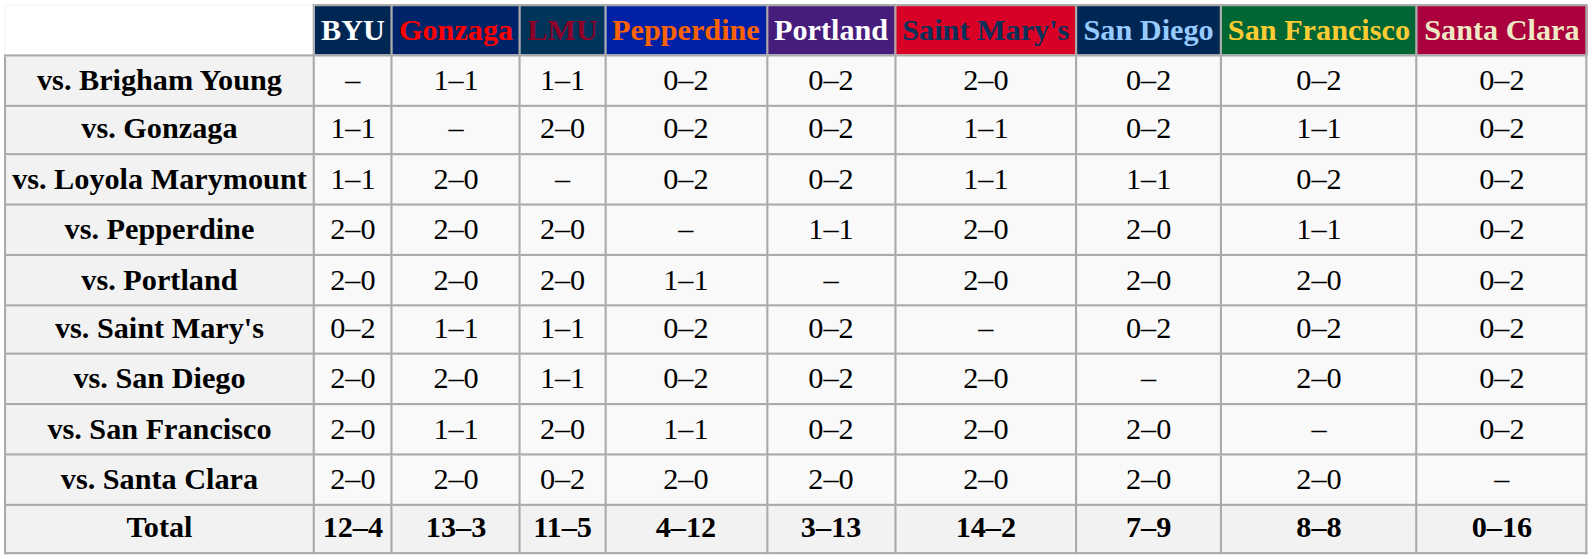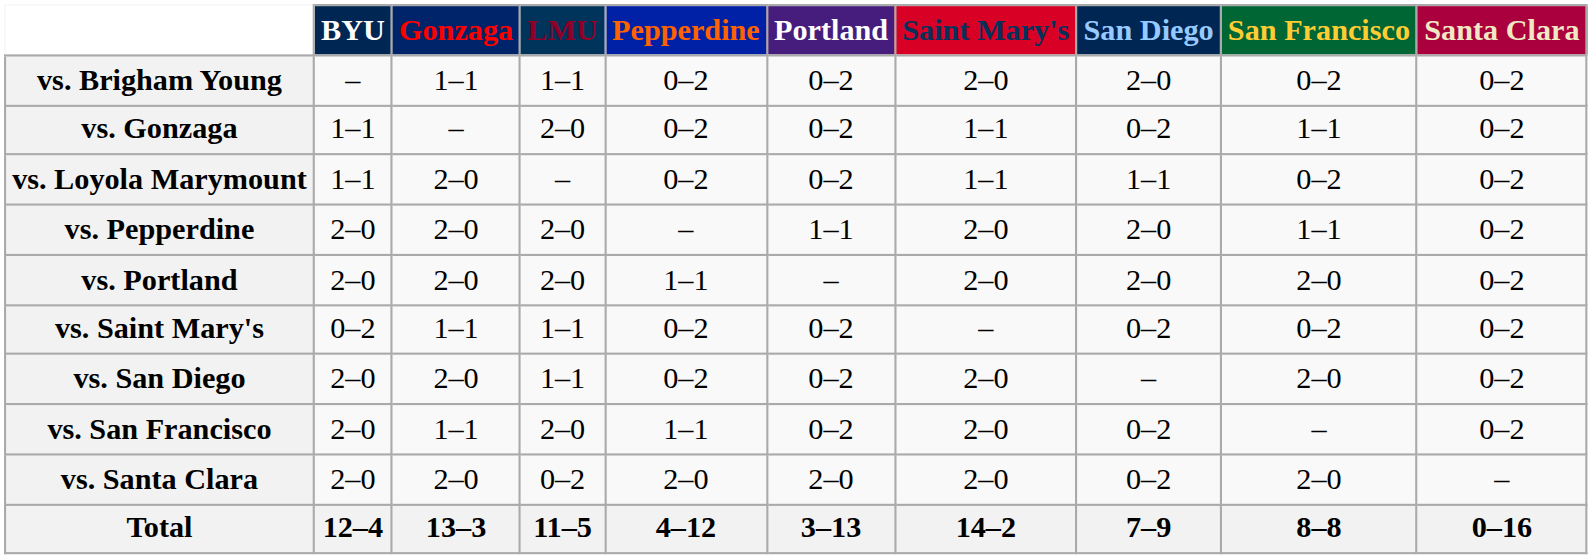(1149, 79) 0–2 -> (1149, 79) 2–0
(1149, 428) 2–0 -> (1149, 428) 0–2
(1149, 478) 2–0 -> (1149, 478) 0–2
